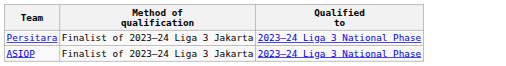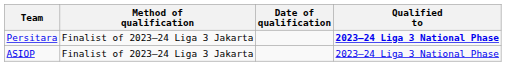+ column: (294, 17)
(340, 38) normal -> (417, 38) bold
